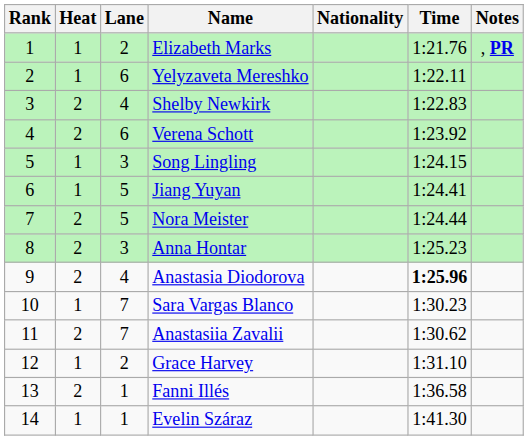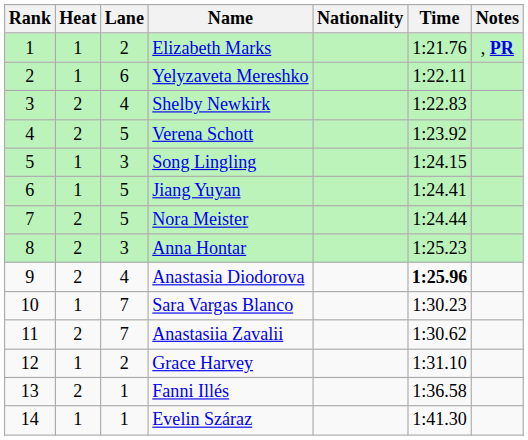(124, 133) 6 -> (124, 133) 5
